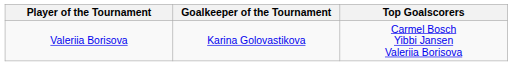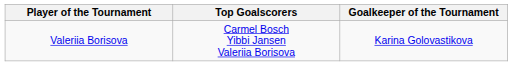columns swapped: (424, 12) <-> (256, 12)
